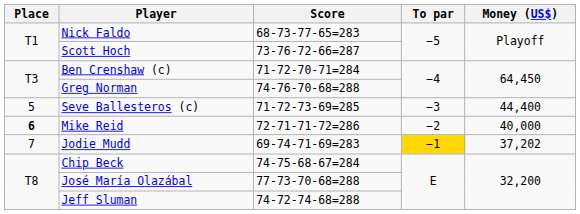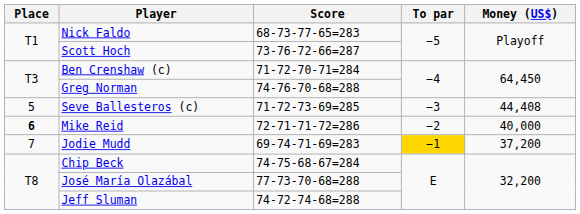(520, 107) 44,400 -> (520, 107) 44,408
(520, 144) 37,202 -> (520, 144) 37,200
